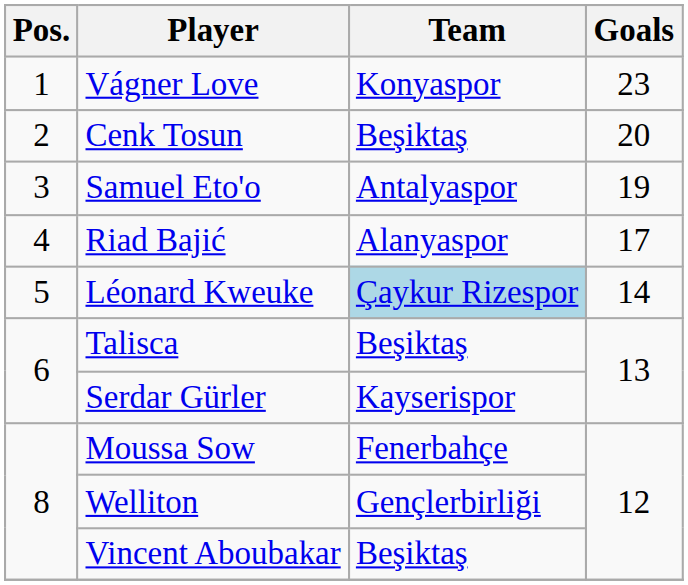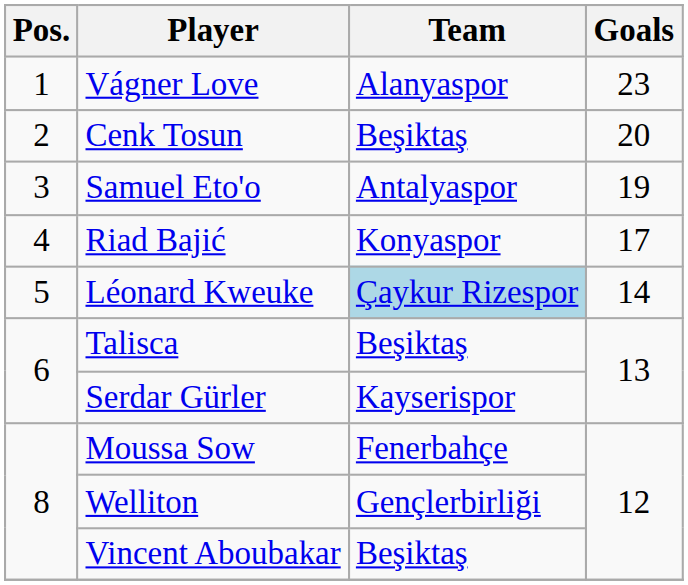(428, 82) Konyaspor -> (432, 82) Alanyaspor
(432, 239) Alanyaspor -> (428, 239) Konyaspor
